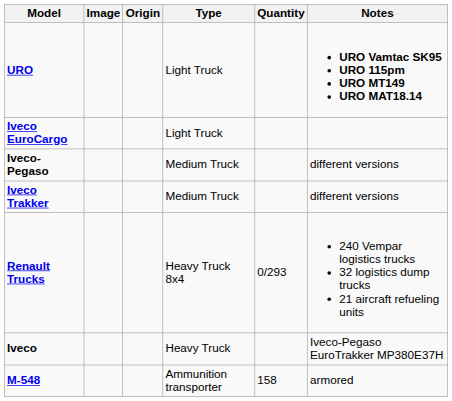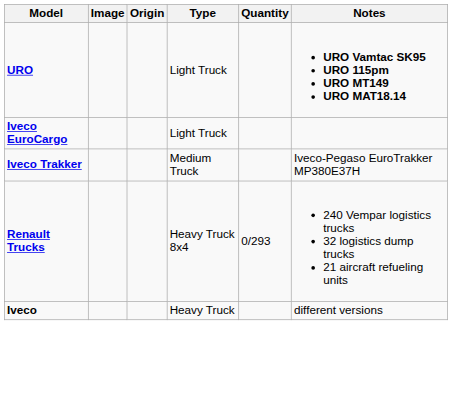- row: (28, 164)
(354, 196) different versions -> (363, 164) Iveco-Pegaso EuroTrakker MP380E37H
(377, 349) Iveco-Pegaso EuroTrakker MP380E37H -> (338, 310) different versions
- row: (24, 380)
